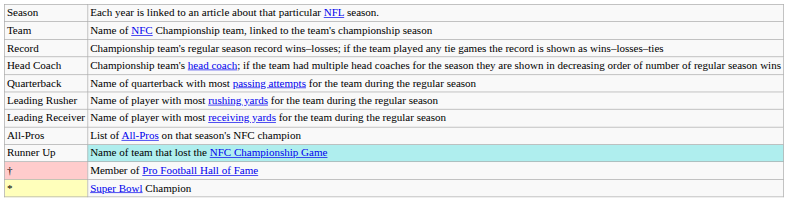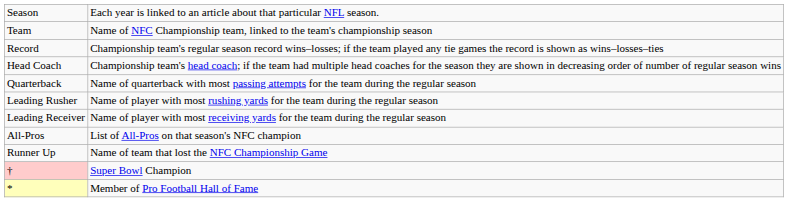(209, 153) paleturquoise background -> (209, 153) no background
(174, 170) Member of Pro Football Hall of Fame -> (141, 170) Super Bowl Champion
(141, 188) Super Bowl Champion -> (174, 188) Member of Pro Football Hall of Fame
